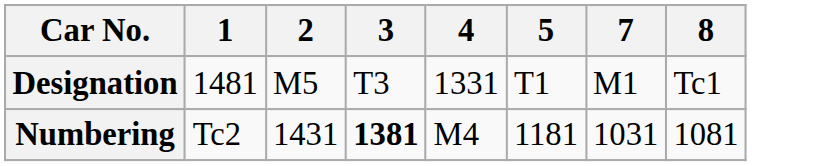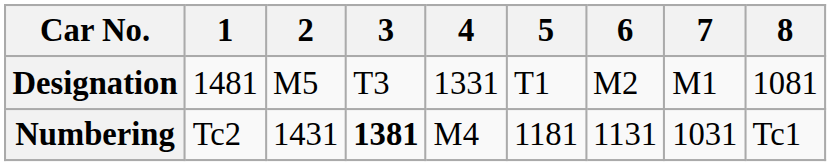+ column: (625, 30)
(698, 82) Tc1 -> (785, 82) 1081
(706, 133) 1081 -> (777, 133) Tc1
